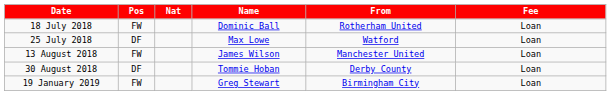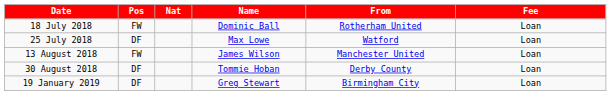(136, 83) FW -> (136, 83) DF
